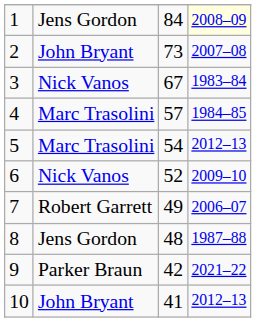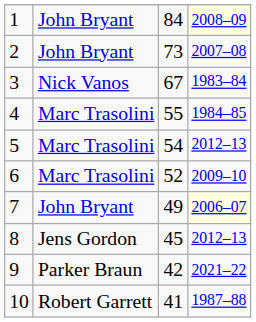(87, 20) Jens Gordon -> (86, 20) John Bryant
(173, 113) 57 -> (173, 113) 55
(83, 176) Nick Vanos -> (96, 176) Marc Trasolini
(95, 207) Robert Garrett -> (86, 207) John Bryant
(219, 207) no background -> (219, 207) lightyellow background
(173, 238) 48 -> (173, 238) 45
(219, 238) 1987–88 -> (219, 238) 2012–13
(86, 301) John Bryant -> (95, 301) Robert Garrett
(219, 301) 2012–13 -> (219, 301) 1987–88
